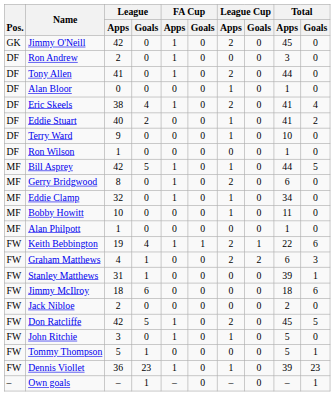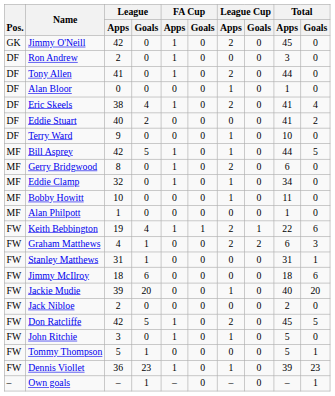(231, 120) 1 -> (231, 120) 0
- row: (51, 151)
(287, 275) 39 -> (287, 259) 31
+ row: (54, 290)
